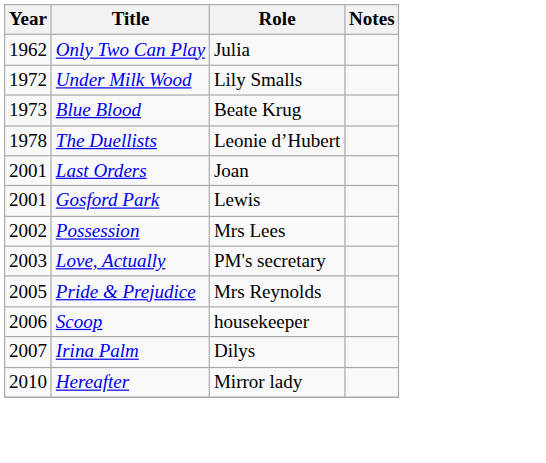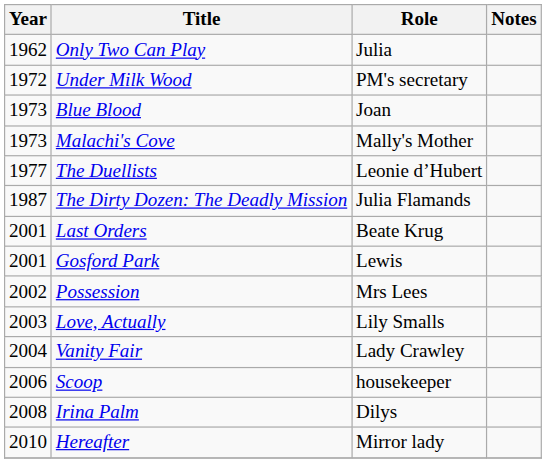(258, 79) Lily Smalls -> (412, 79) PM's secretary
(258, 110) Beate Krug -> (373, 110) Joan
+ row: (115, 140)
(28, 140) 1978 -> (28, 170) 1977
+ row: (202, 200)
(231, 170) Joan -> (400, 230) Beate Krug
(270, 261) PM's secretary -> (400, 321) Lily Smalls
+ row: (99, 351)
- row: (126, 291)
(28, 351) 2007 -> (28, 412) 2008
